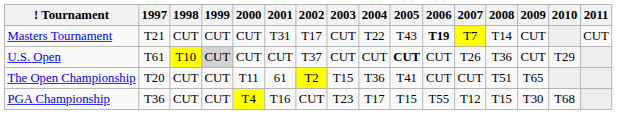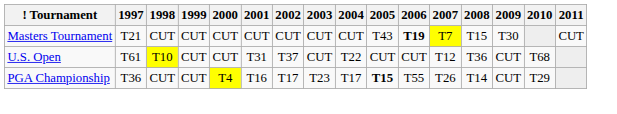(280, 36) T31 -> (257, 36) CUT
(312, 36) T17 -> (288, 36) CUT
(374, 36) T22 -> (351, 36) CUT
(502, 36) T14 -> (477, 36) T15
(533, 36) CUT -> (508, 36) T30
(217, 57) lightgrey background -> (194, 57) no background
(280, 57) CUT -> (257, 57) T31
(374, 57) CUT -> (351, 57) T22
(407, 57) bold -> (382, 57) normal
(470, 57) T26 -> (445, 57) T12
(565, 57) T29 -> (540, 57) T68
- row: (72, 78)
(312, 99) CUT -> (288, 78) T17
(407, 99) normal -> (382, 78) bold
(470, 99) T12 -> (445, 78) T26
(502, 99) T15 -> (477, 78) T14
(533, 99) T30 -> (508, 78) CUT
(565, 99) T68 -> (540, 78) T29
